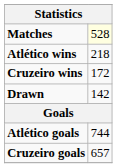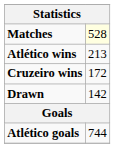(100, 53) 218 -> (97, 53) 213
- row: (46, 152)
